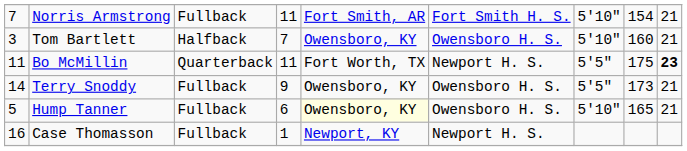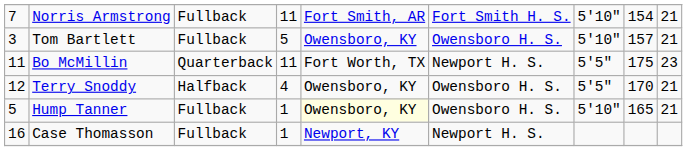(212, 40) Halfback -> (212, 40) Fullback
(284, 40) 7 -> (284, 40) 5
(641, 40) 160 -> (641, 40) 157
(669, 63) bold -> (669, 63) normal
(17, 87) 14 -> (17, 87) 12
(212, 87) Fullback -> (212, 87) Halfback
(284, 87) 9 -> (284, 87) 4
(641, 87) 173 -> (641, 87) 170
(284, 110) 6 -> (284, 110) 1
